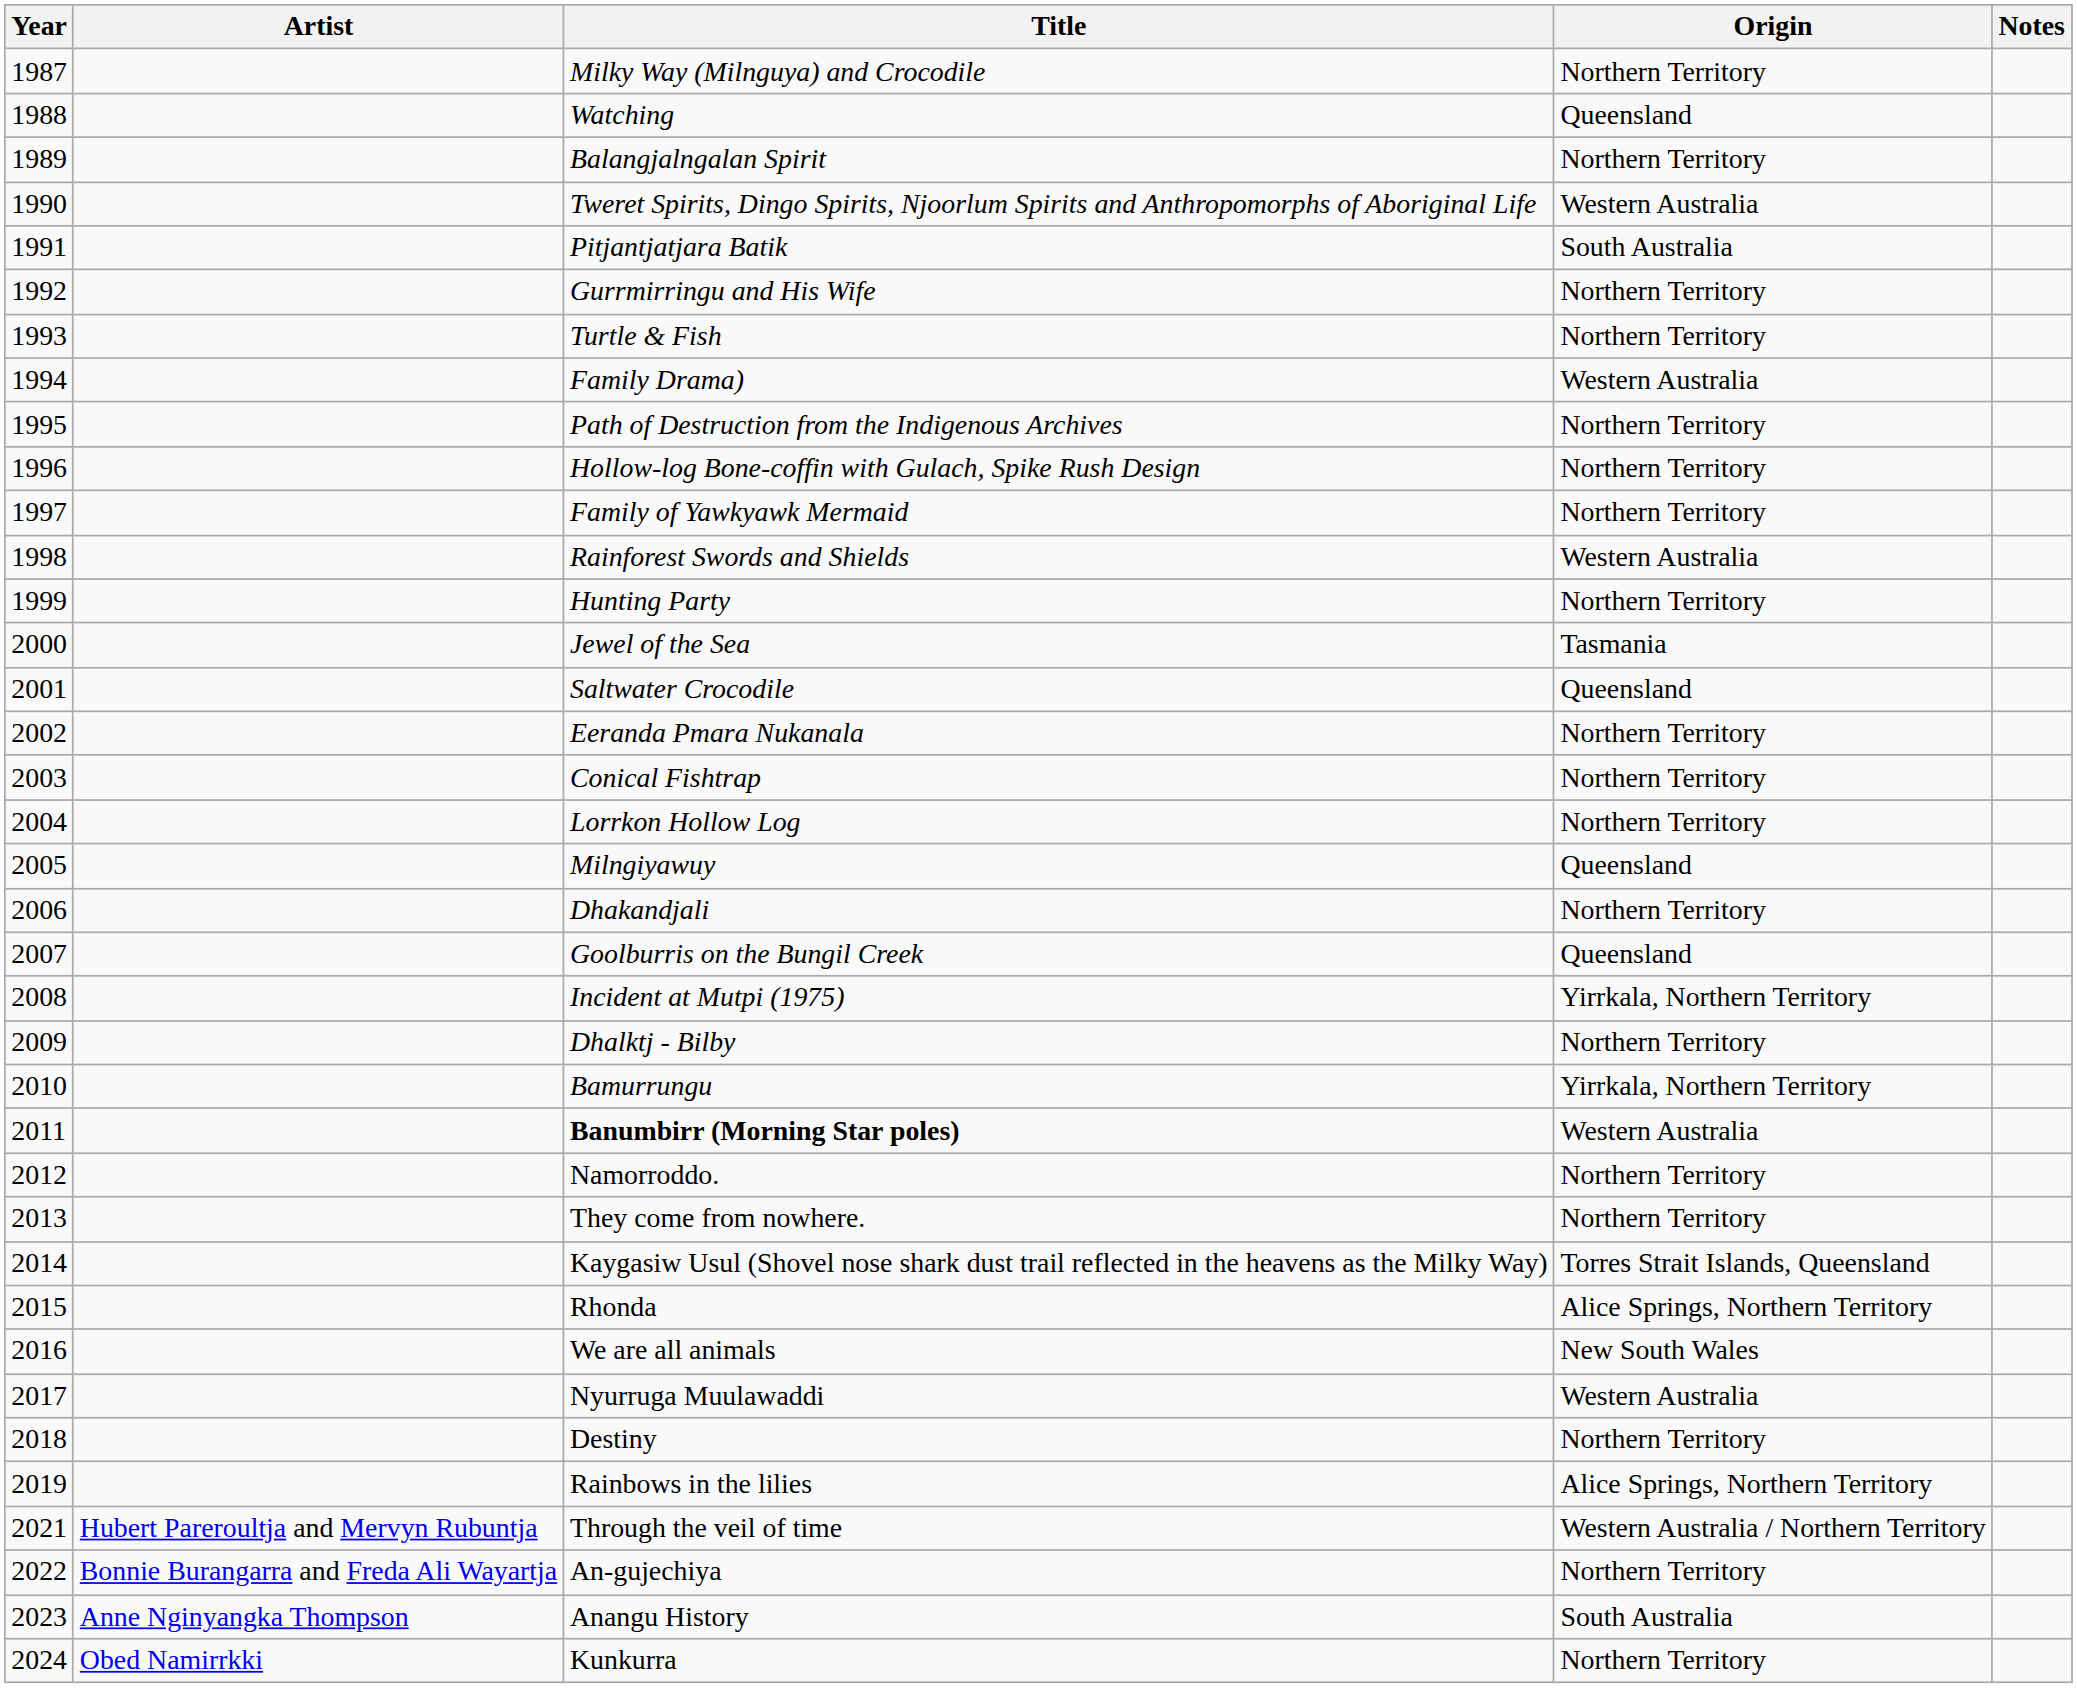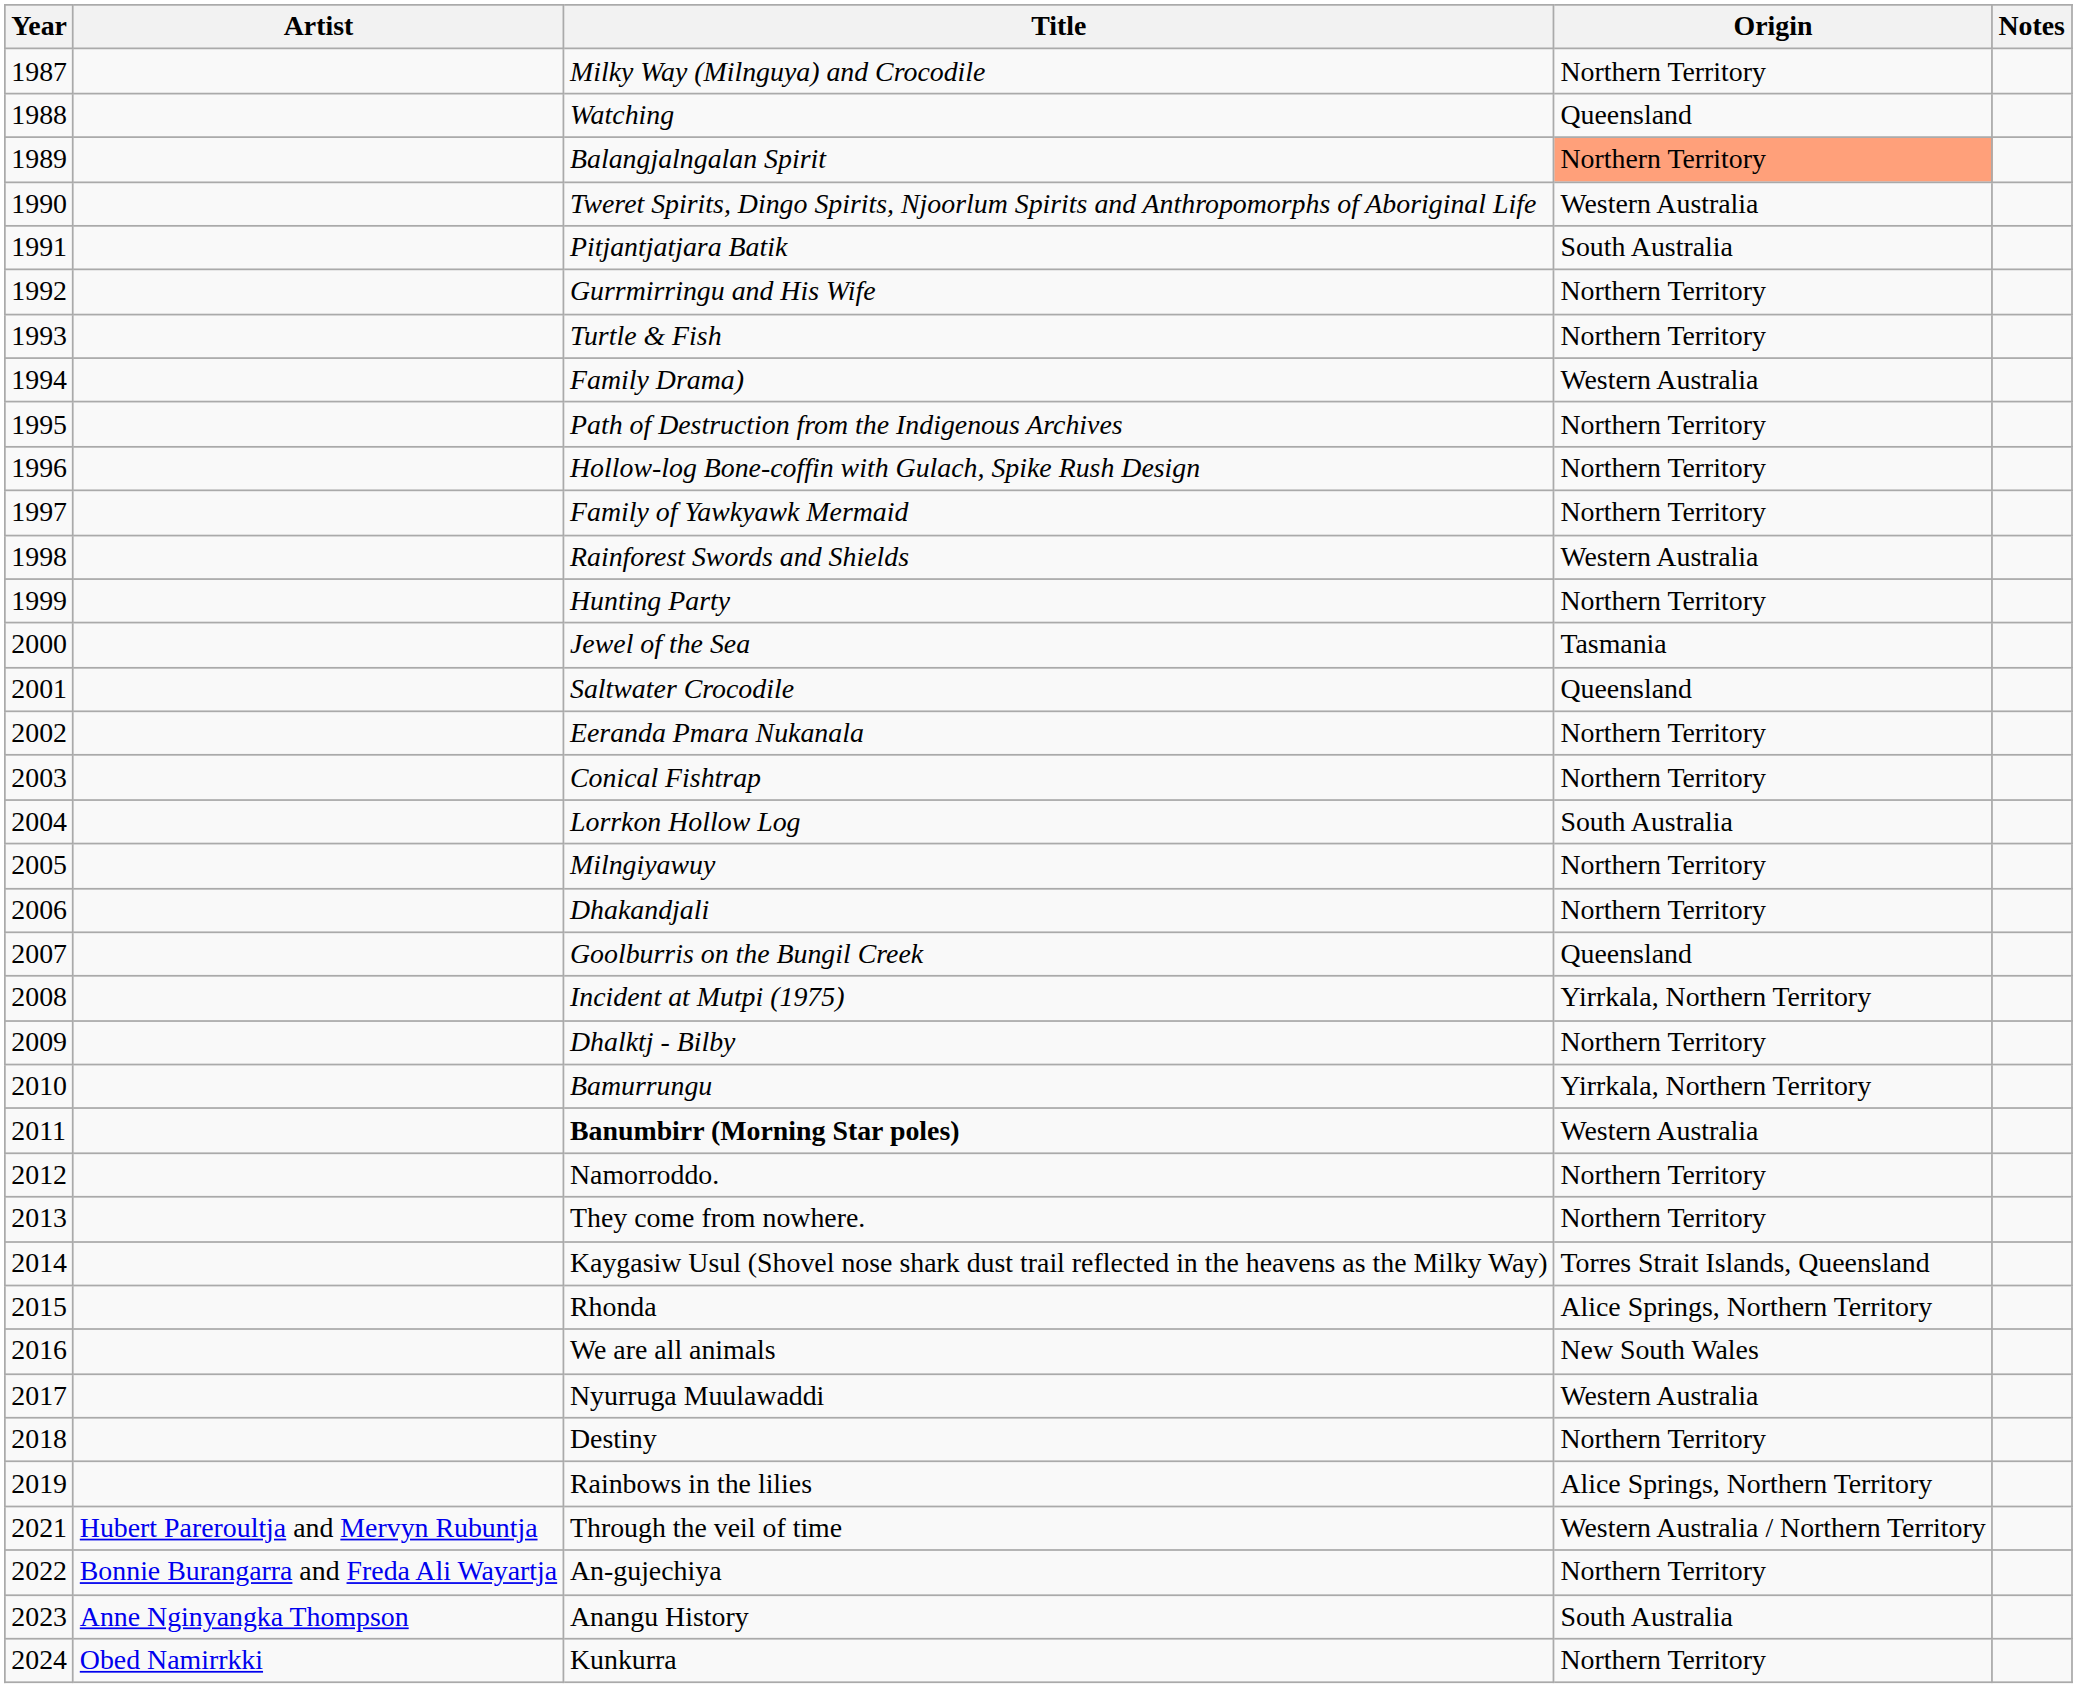(1663, 159) no background -> (1663, 159) lightsalmon background
(1674, 821) Northern Territory -> (1647, 821) South Australia
(1626, 865) Queensland -> (1667, 865) Northern Territory
